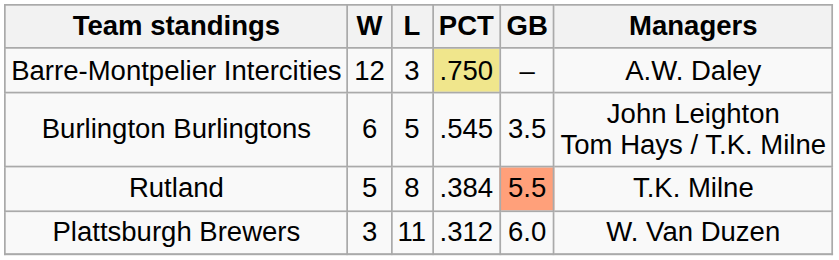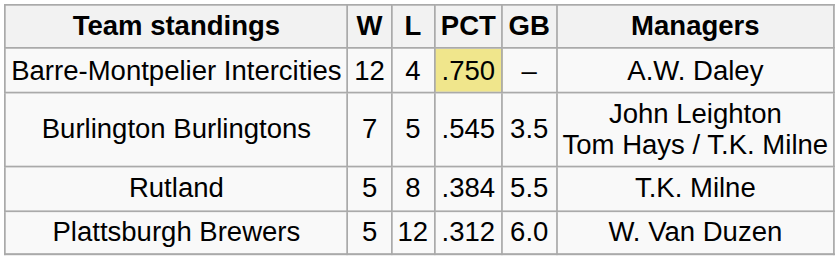(412, 69) 3 -> (413, 69) 4
(370, 129) 6 -> (370, 129) 7
(527, 188) lightsalmon background -> (529, 188) no background
(370, 231) 3 -> (370, 231) 5
(412, 231) 11 -> (413, 231) 12
